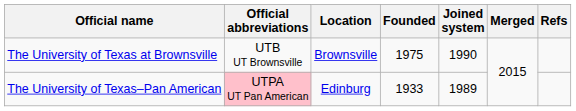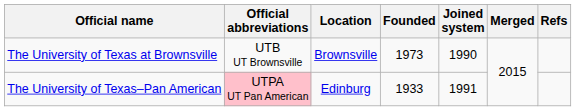(409, 55) 1975 -> (409, 55) 1973
(463, 89) 1989 -> (463, 89) 1991
